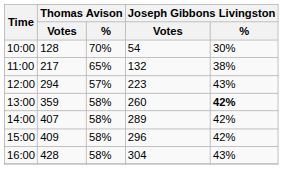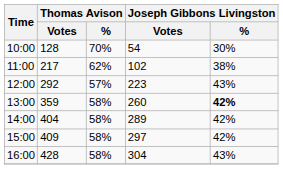(100, 66) 65% -> (100, 66) 62%
(137, 66) 132 -> (137, 66) 102
(49, 84) 294 -> (49, 84) 292
(49, 119) 407 -> (49, 119) 404
(137, 137) 296 -> (137, 137) 297
